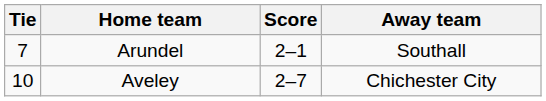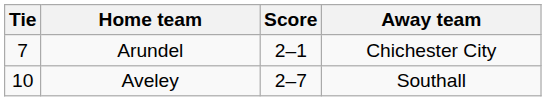(431, 50) Southall -> (431, 50) Chichester City
(431, 80) Chichester City -> (431, 80) Southall
